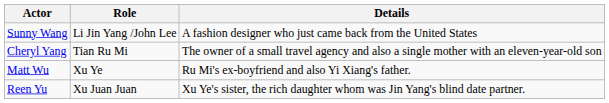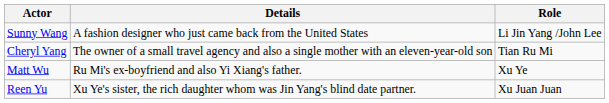columns swapped: (125, 13) <-> (392, 13)
